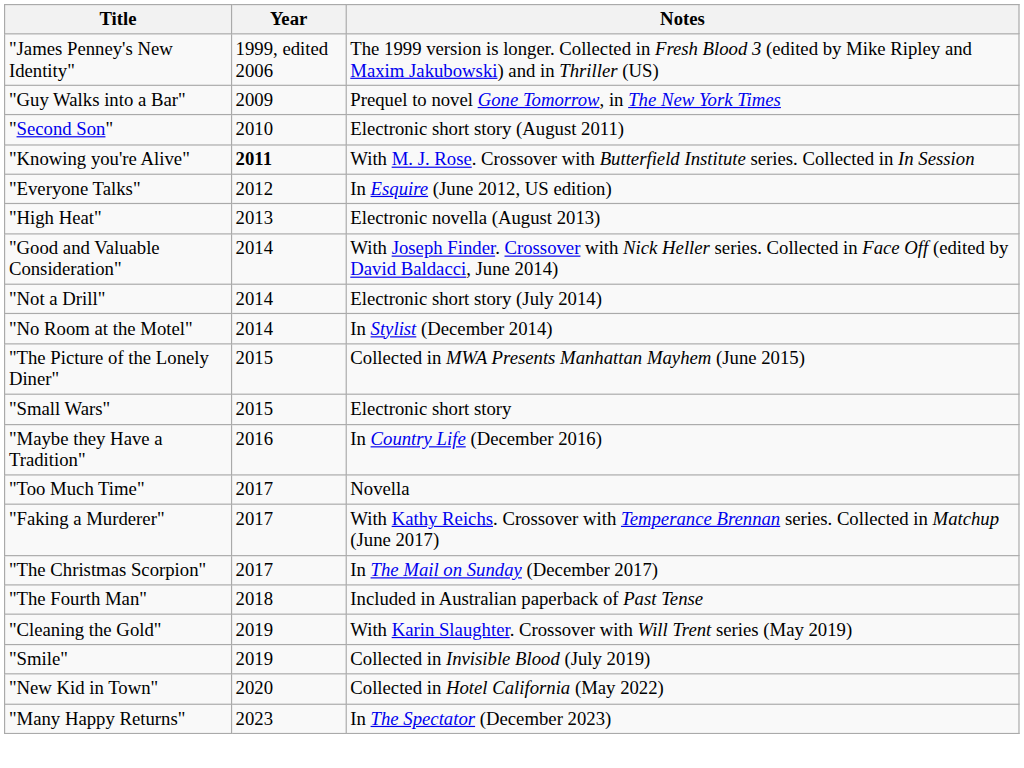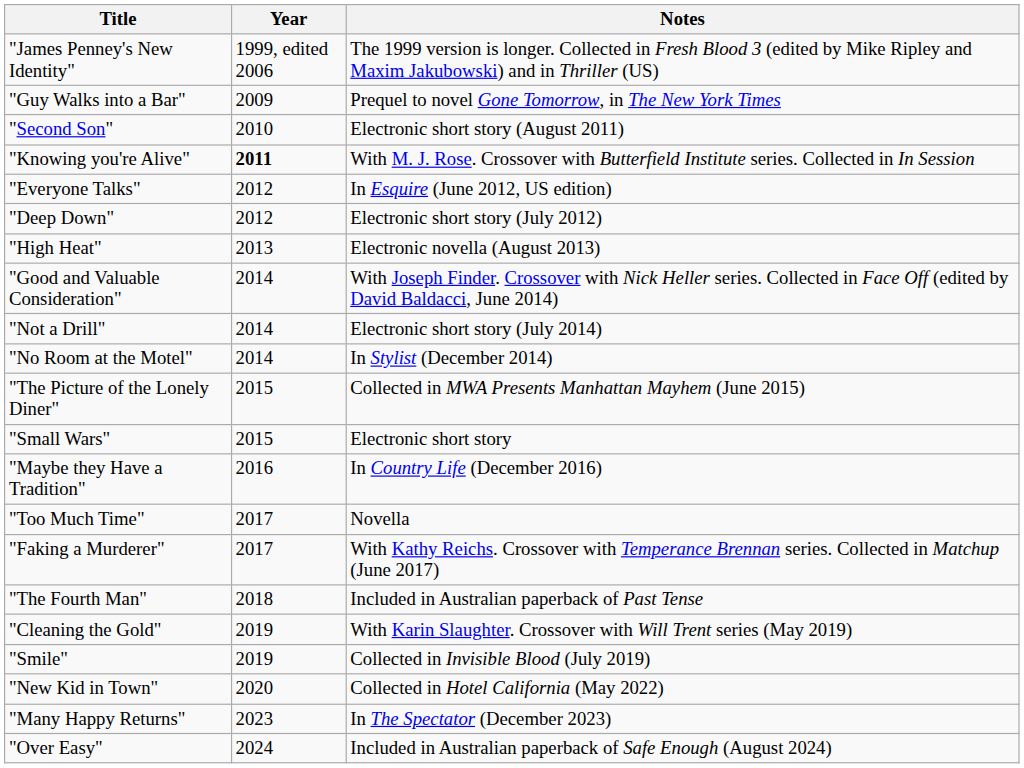+ row: (62, 218)
- row: (108, 569)
+ row: (56, 748)
